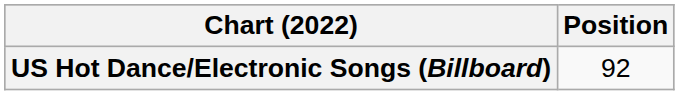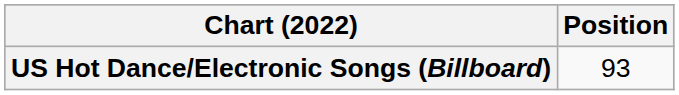(616, 67) 92 -> (616, 67) 93
